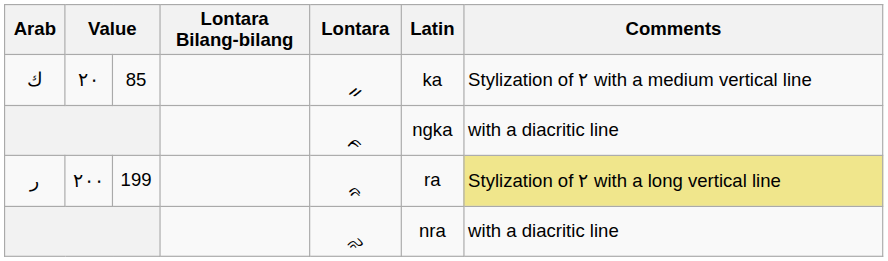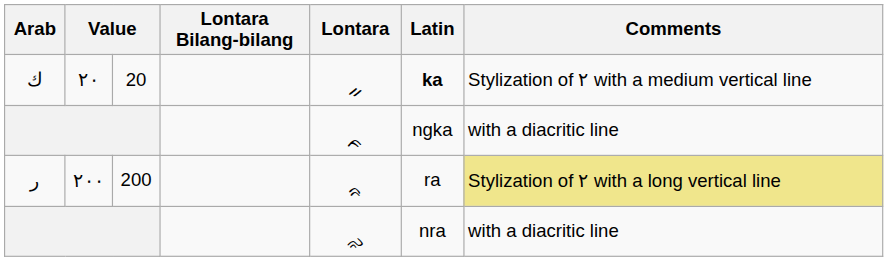(136, 79) 85 -> (136, 79) 20
(432, 79) normal -> (432, 79) bold
(136, 180) 199 -> (136, 180) 200
